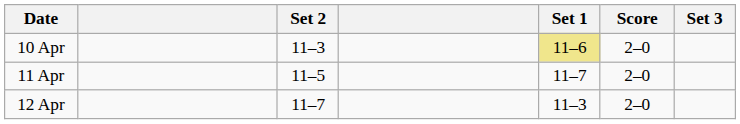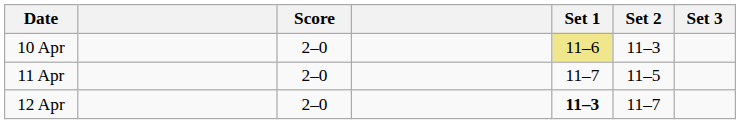columns swapped: (637, 19) <-> (308, 19)
(570, 104) normal -> (582, 104) bold
